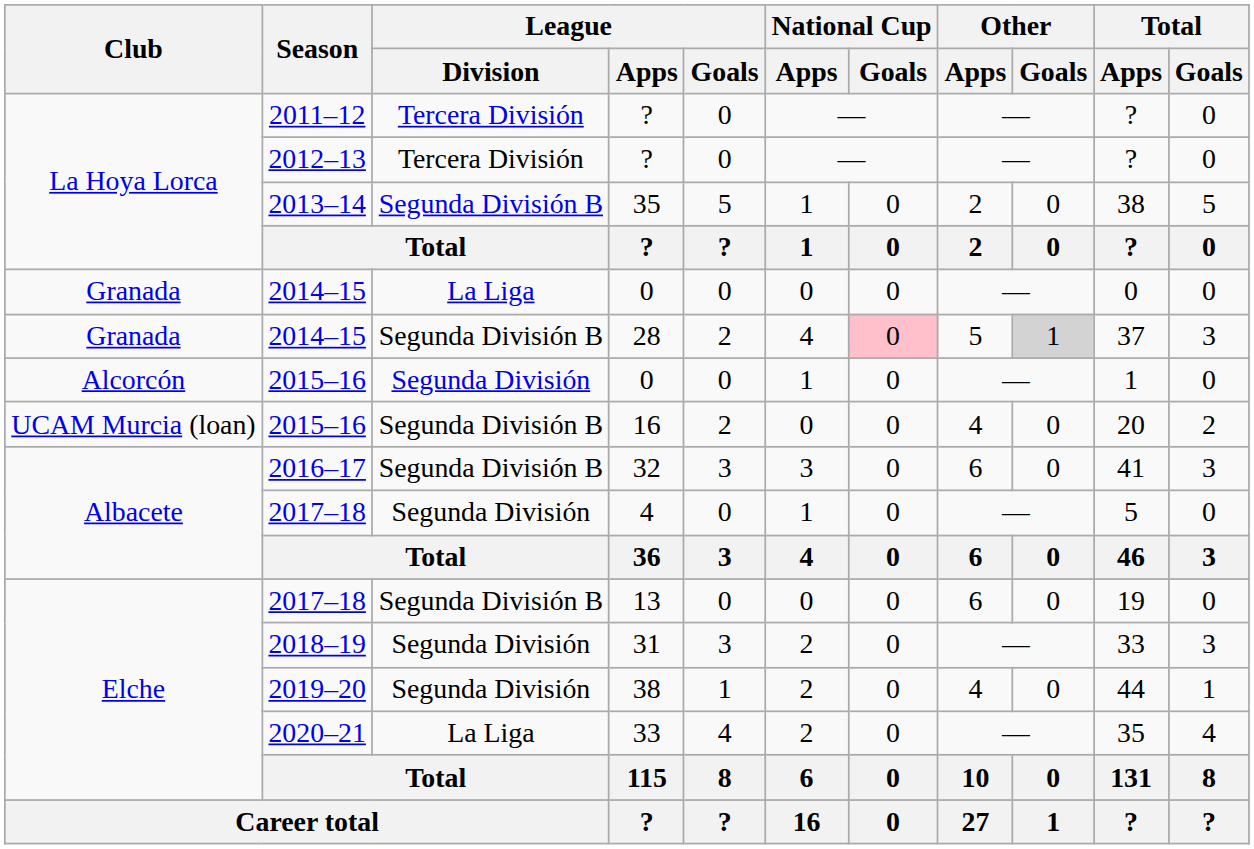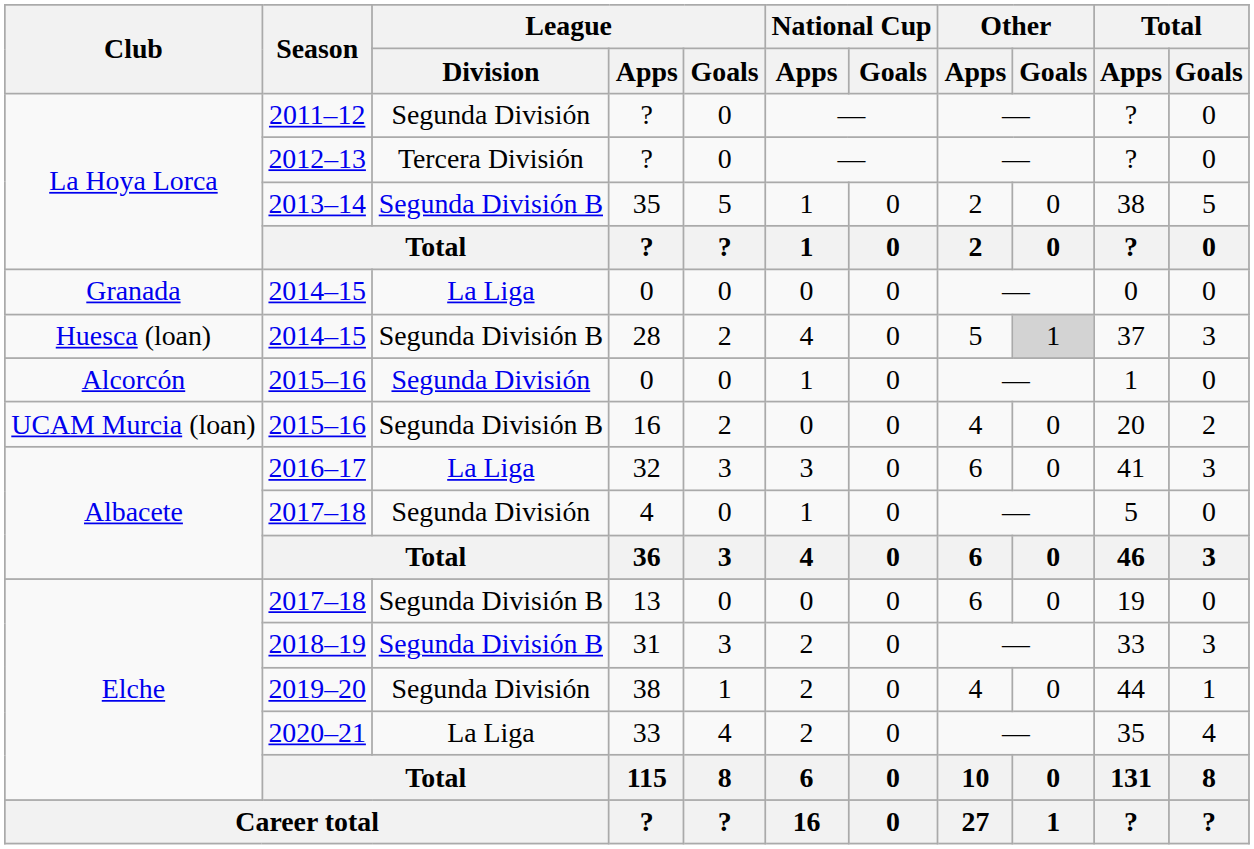(491, 114) Tercera División -> (491, 114) Segunda División
(133, 335) Granada -> (133, 335) Huesca (loan)
(893, 335) pink background -> (893, 335) no background
(491, 468) Segunda División B -> (491, 468) La Liga
(491, 644) Segunda División -> (491, 644) Segunda División B
